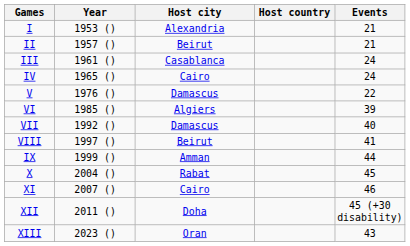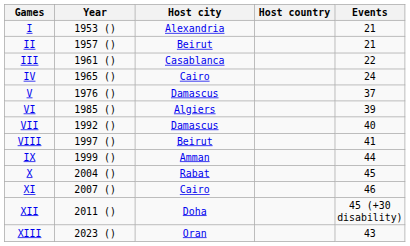(370, 61) 24 -> (370, 61) 22
(370, 93) 22 -> (370, 93) 37
